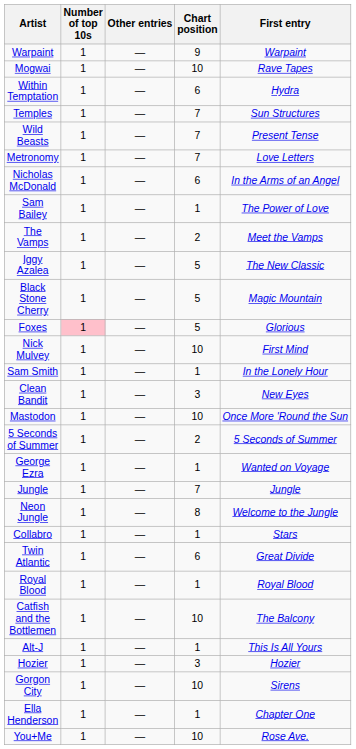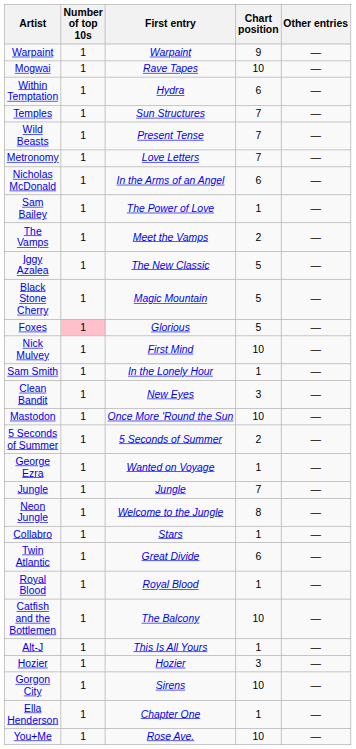columns swapped: (285, 24) <-> (140, 24)
